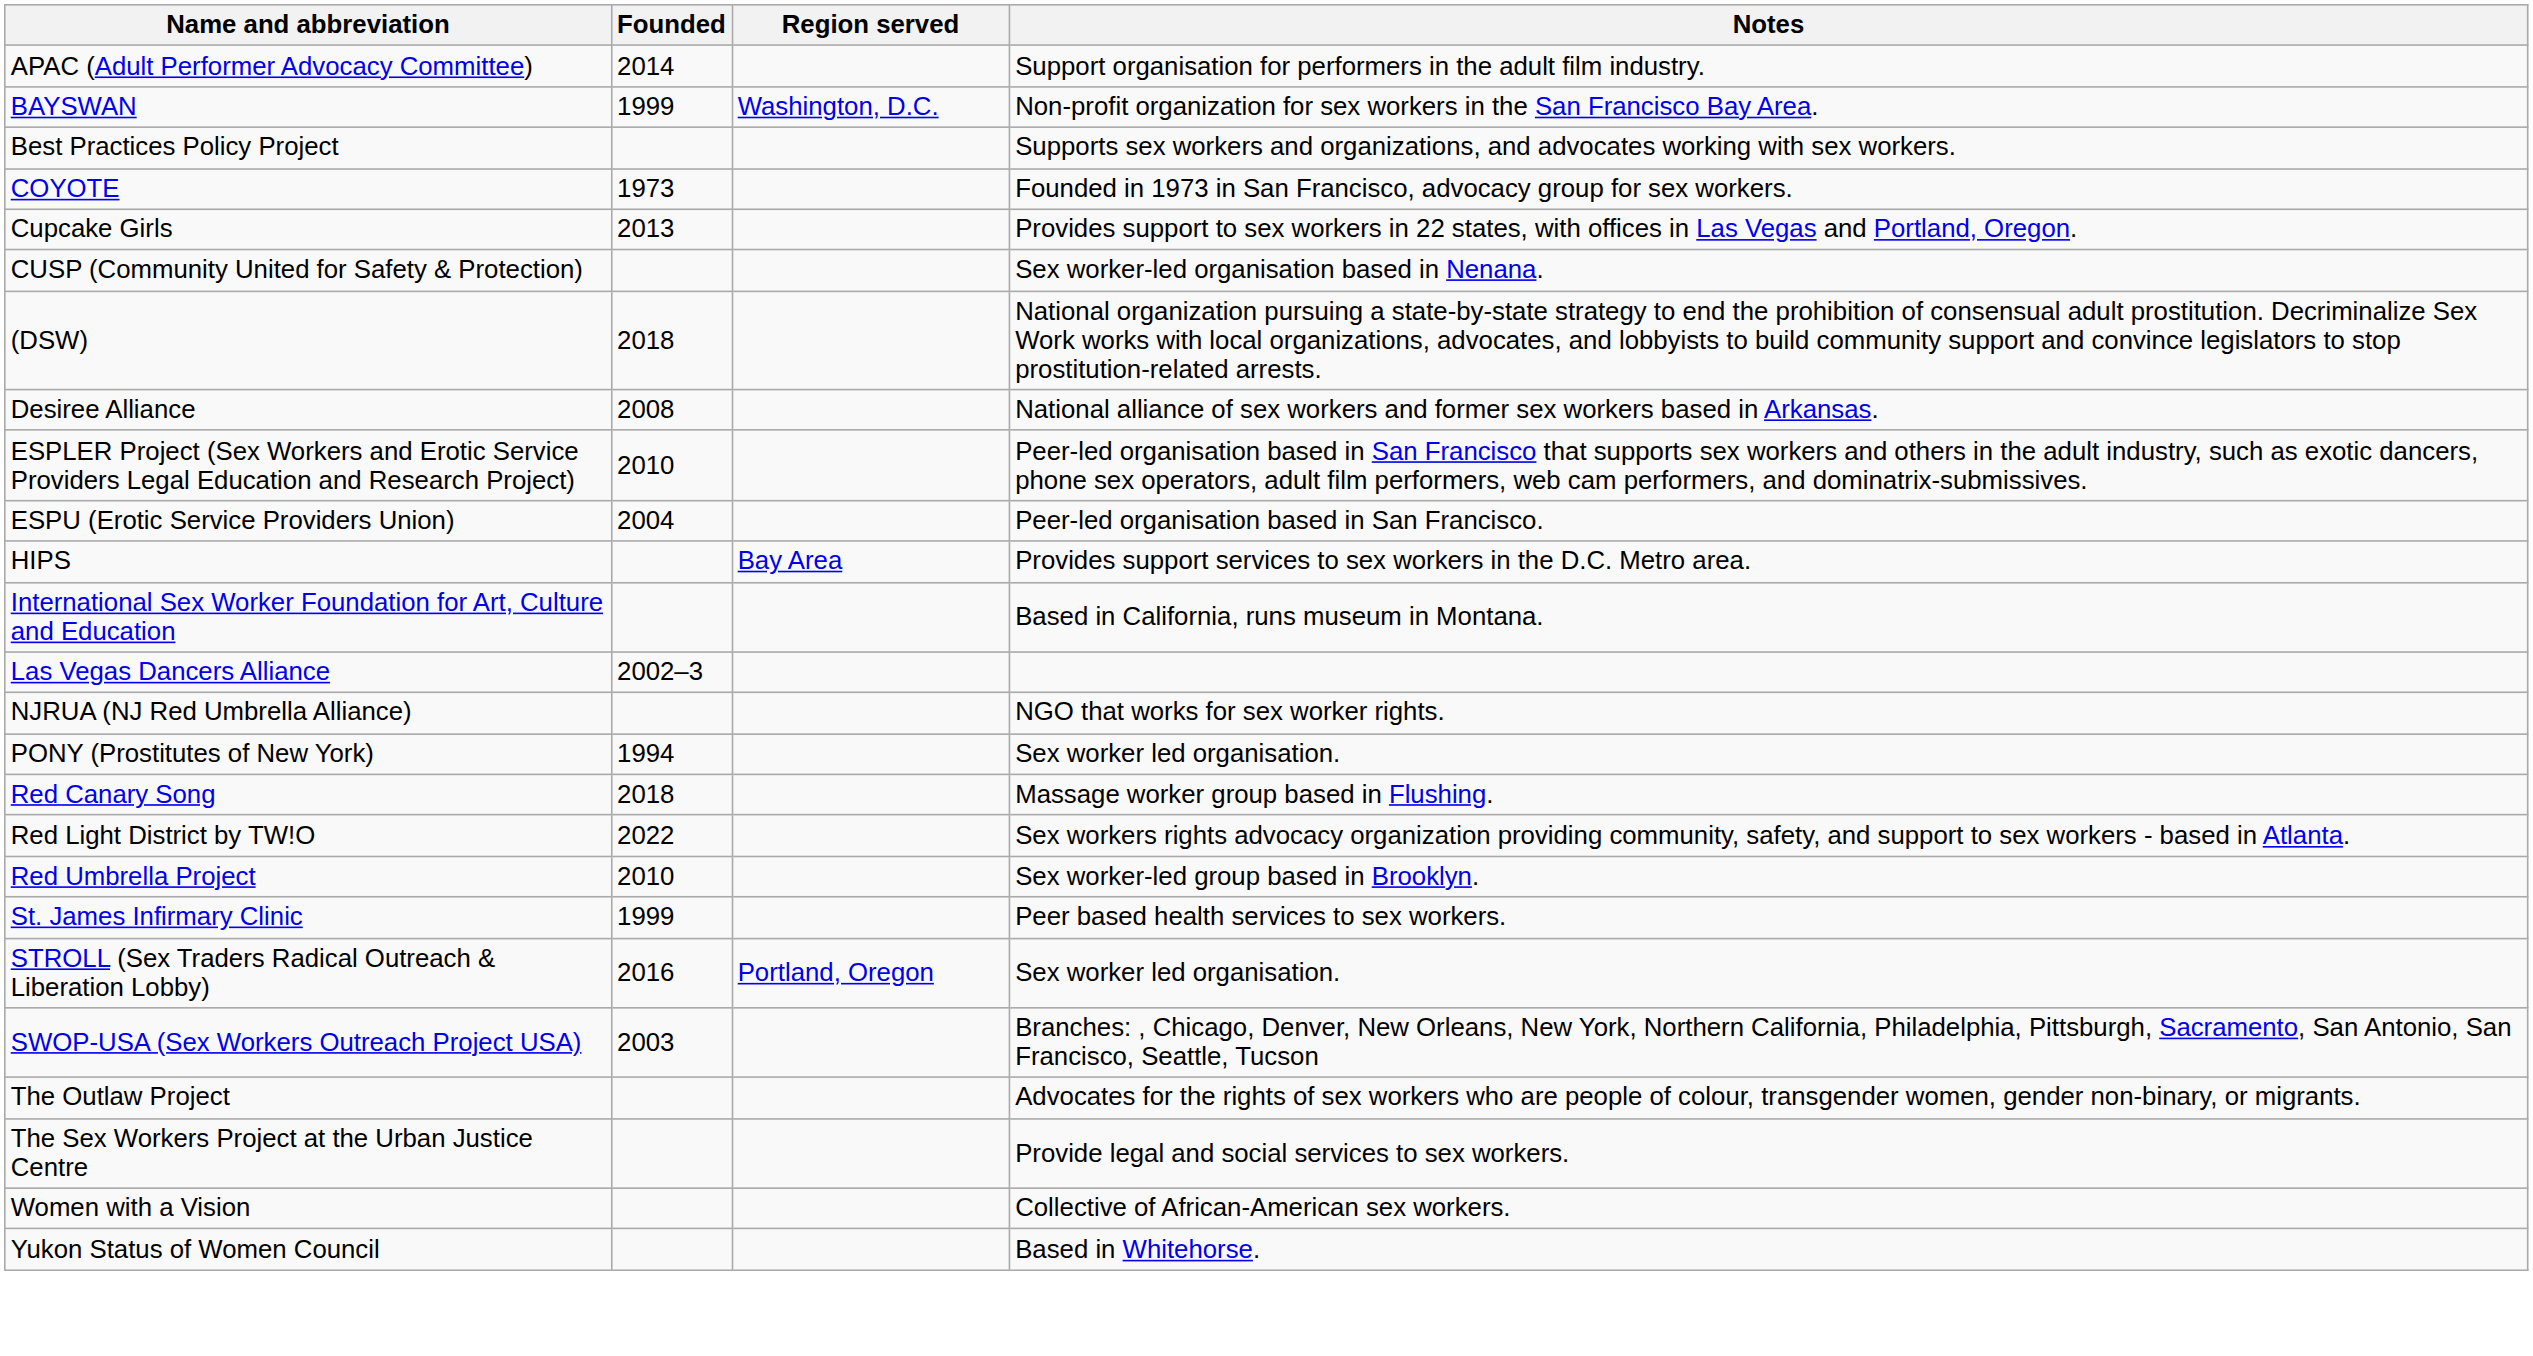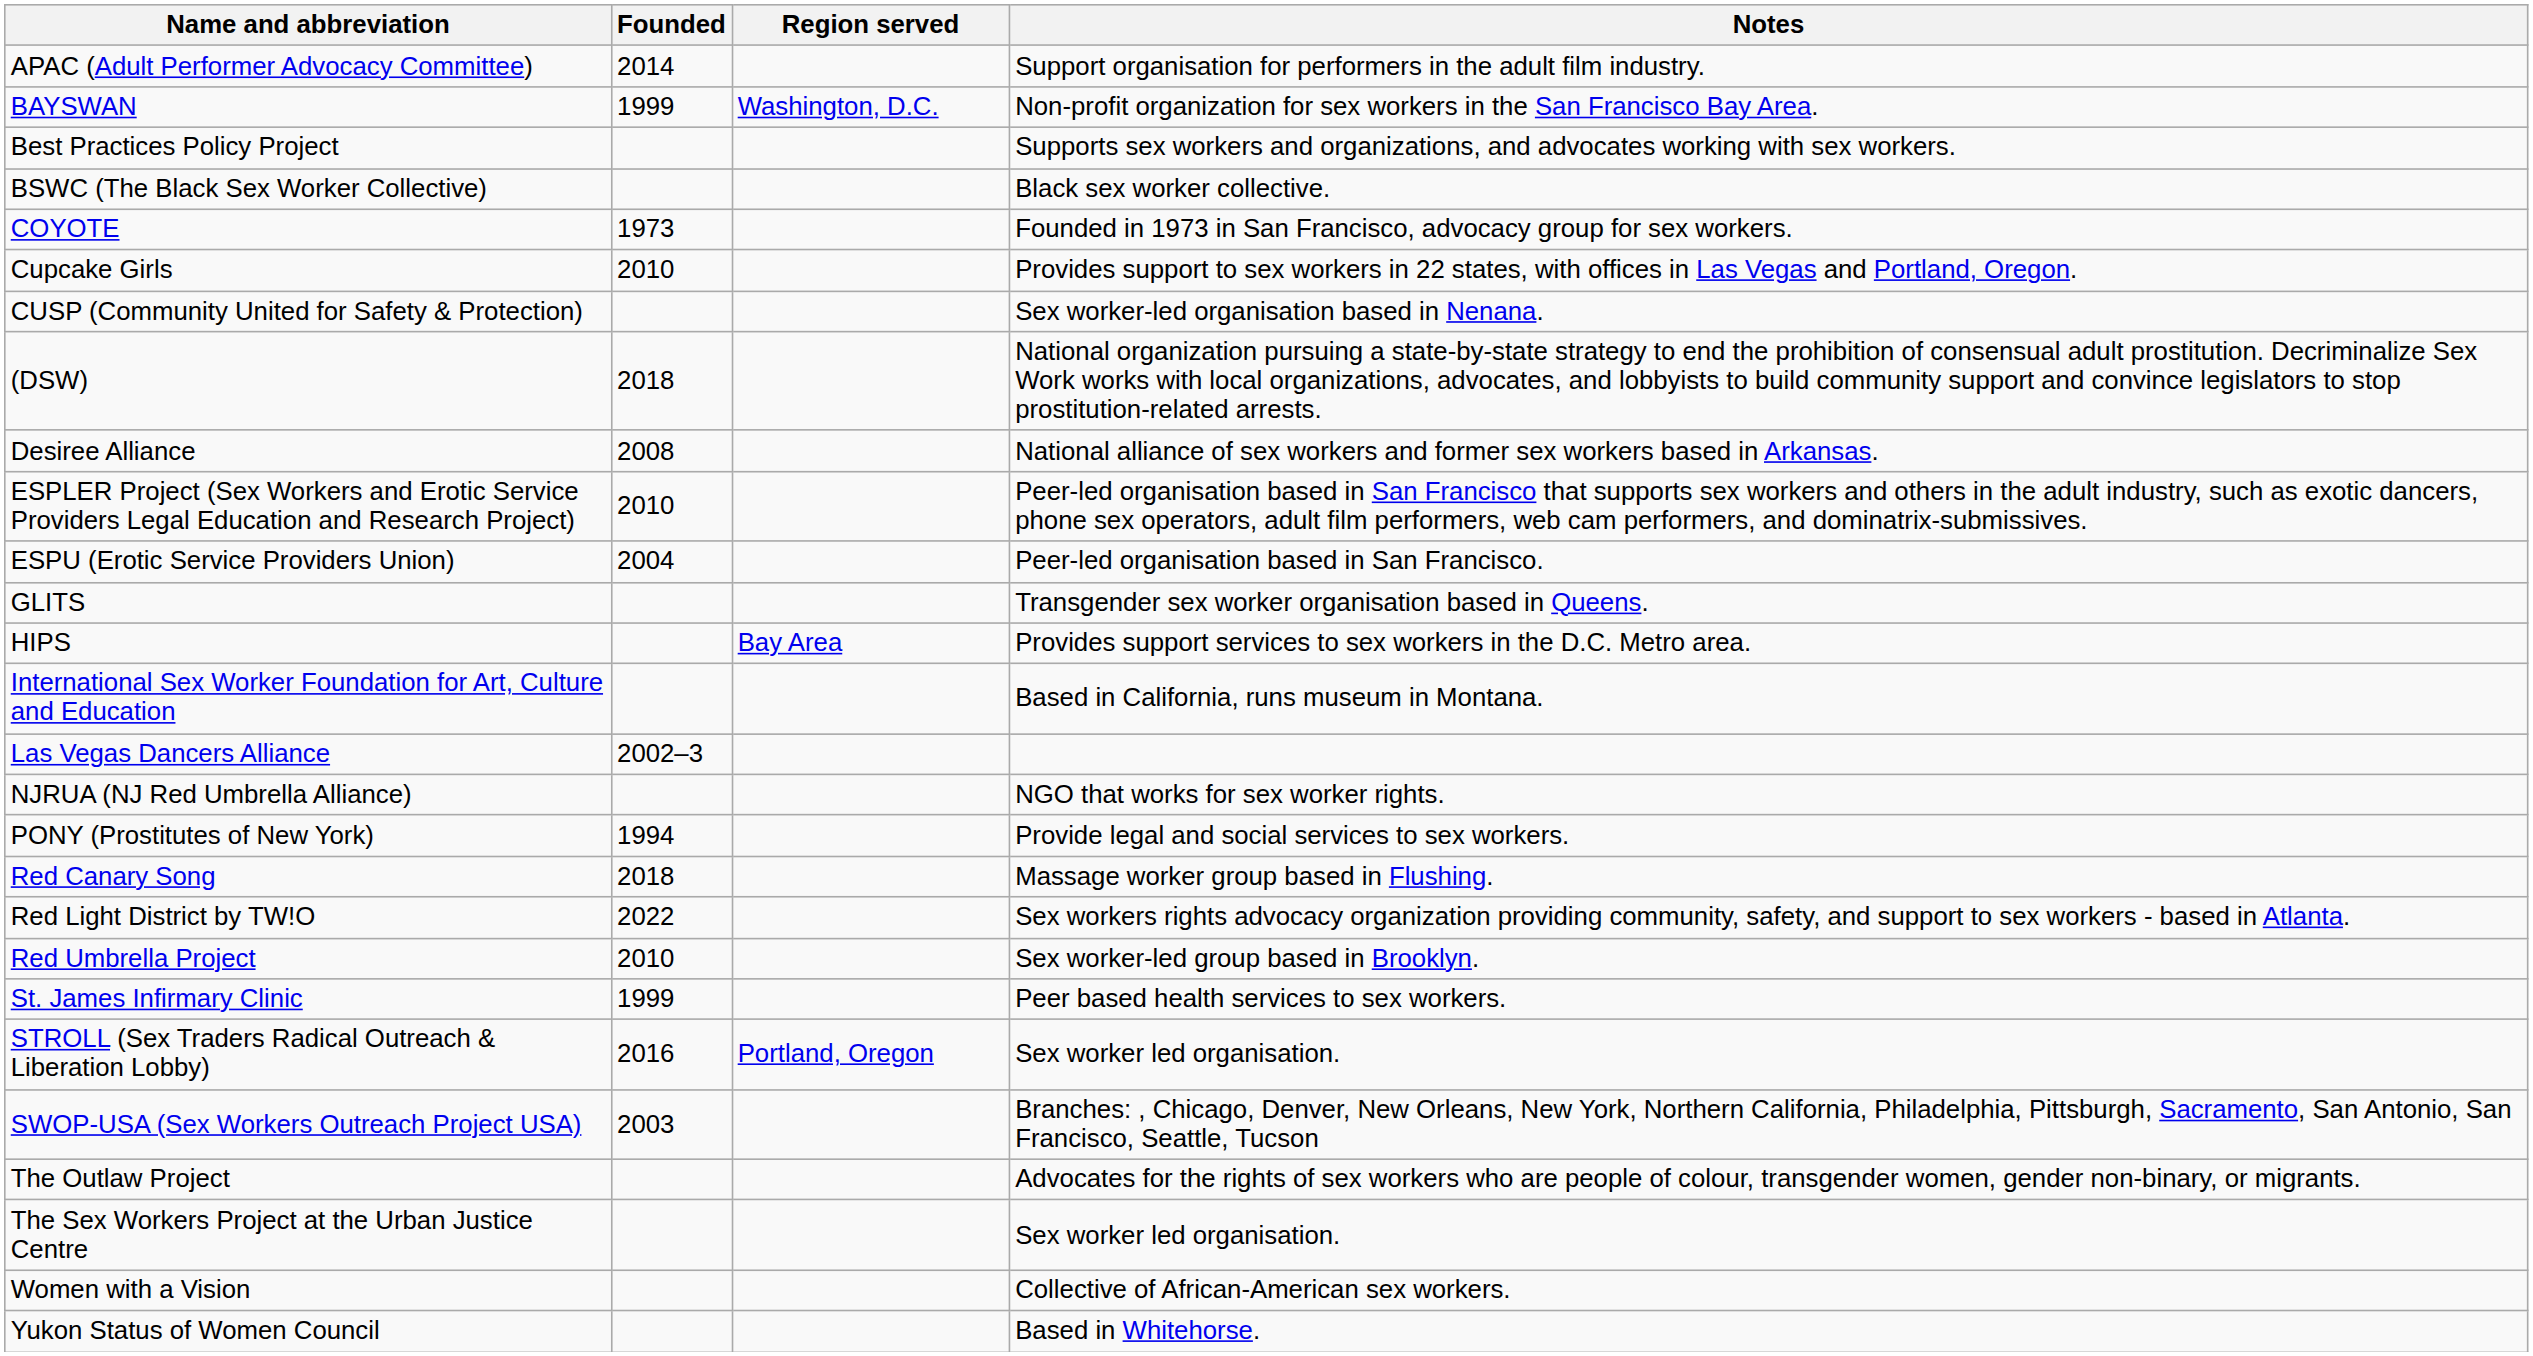+ row: (249, 188)
(646, 229) 2013 -> (646, 270) 2010
+ row: (48, 602)
(1178, 753) Sex worker led organisation. -> (1292, 835) Provide legal and social services to sex workers.
(1292, 1152) Provide legal and social services to sex workers. -> (1178, 1234) Sex worker led organisation.
